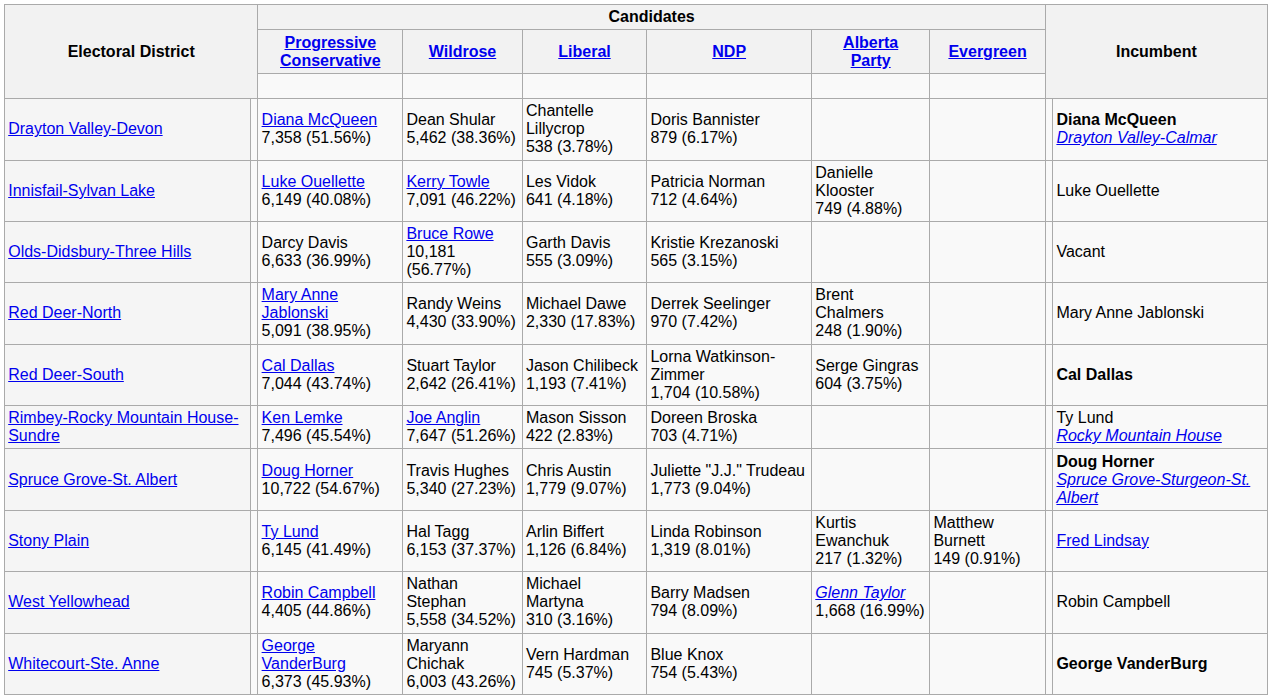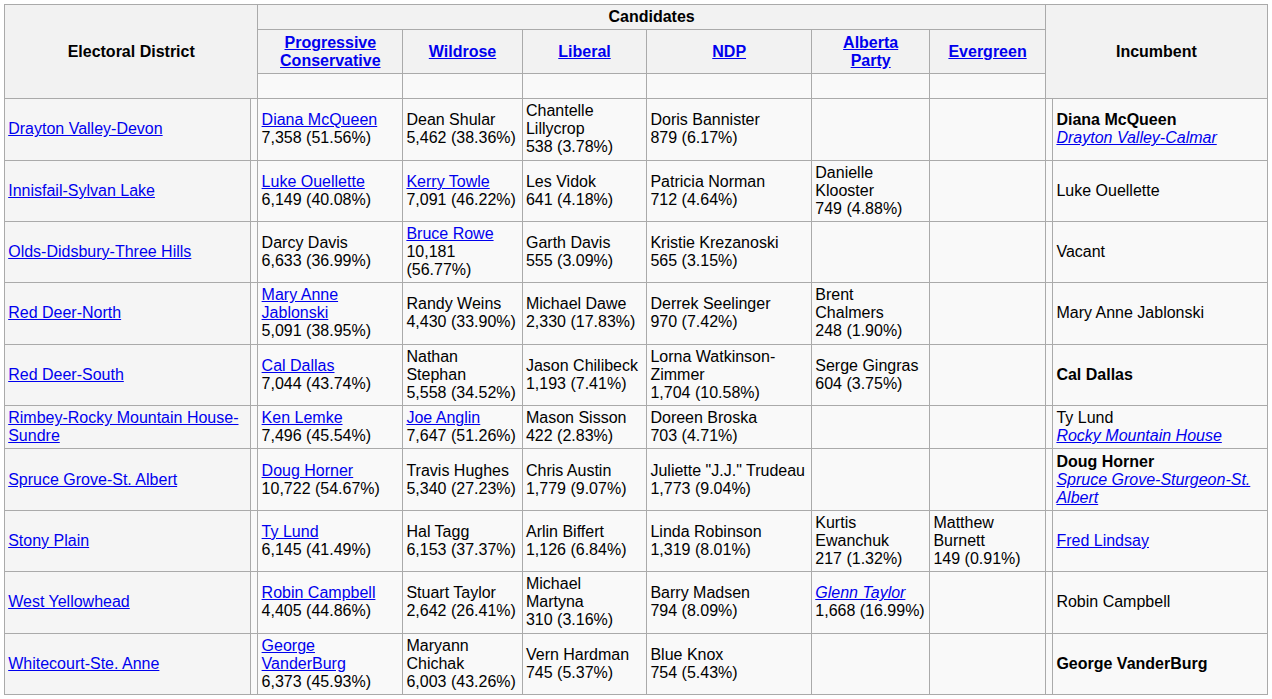(461, 374) Stuart Taylor 2,642 (26.41%) -> (461, 374) Nathan Stephan 5,558 (34.52%)
(461, 602) Nathan Stephan 5,558 (34.52%) -> (461, 602) Stuart Taylor 2,642 (26.41%)
